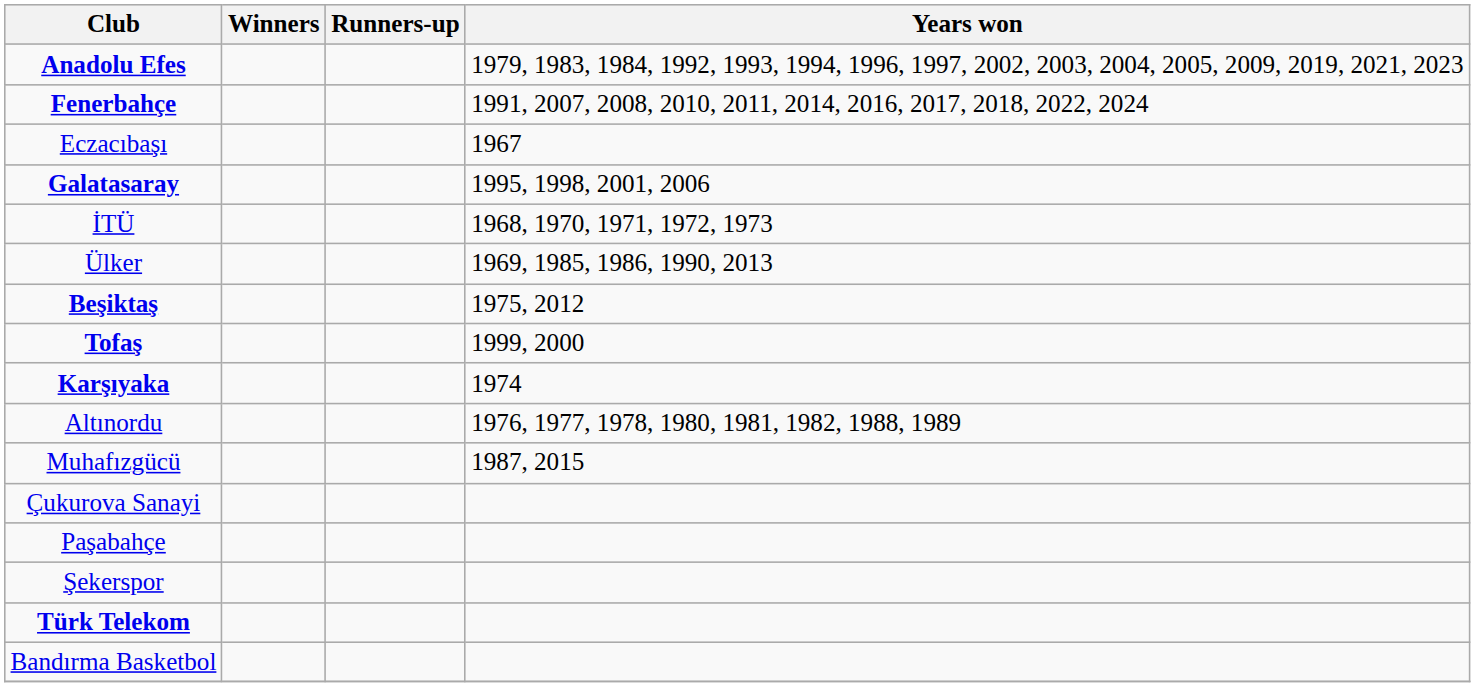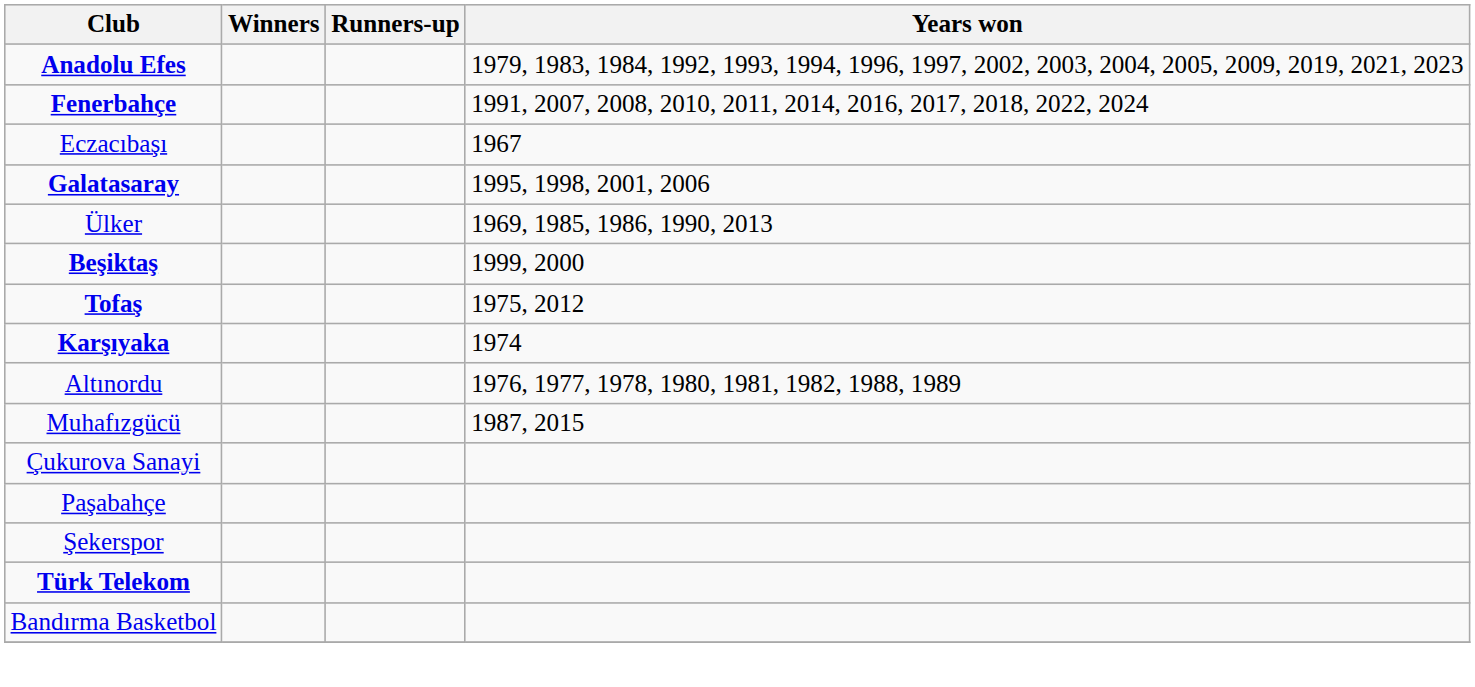- row: (113, 223)
(528, 303) 1975, 2012 -> (528, 263) 1999, 2000
(528, 343) 1999, 2000 -> (528, 303) 1975, 2012
